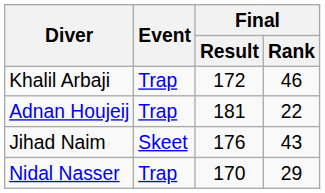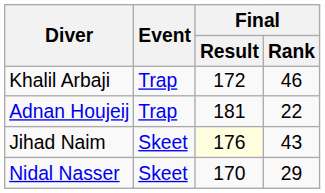(229, 142) no background -> (229, 142) lightyellow background
(158, 173) Trap -> (163, 173) Skeet
